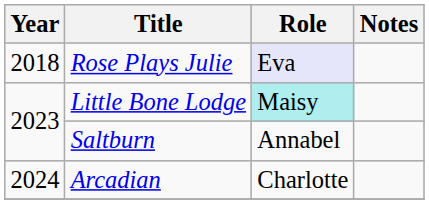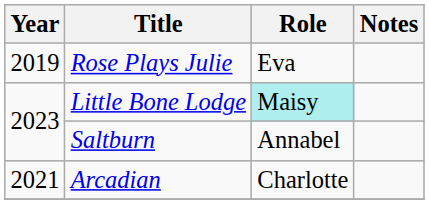(35, 62) 2018 -> (35, 62) 2019
(276, 62) lavender background -> (276, 62) no background
(35, 179) 2024 -> (35, 179) 2021
